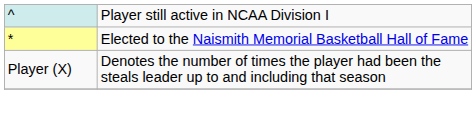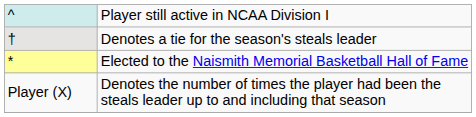+ row: (239, 38)
